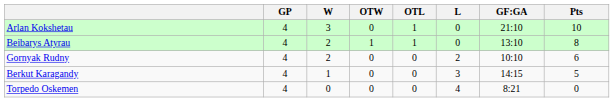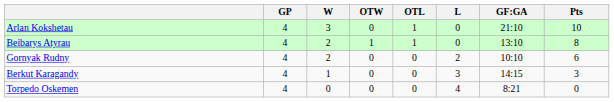(576, 74) 5 -> (576, 74) 3
